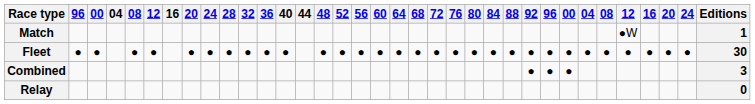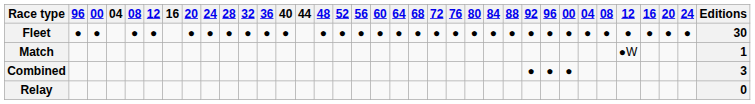rows swapped: (36, 52) <-> (36, 33)
